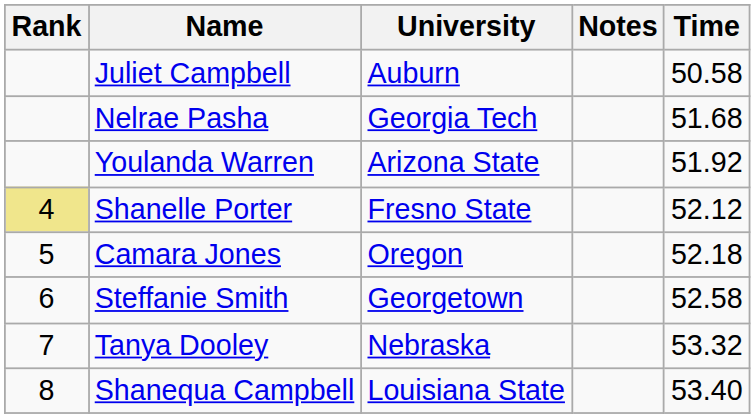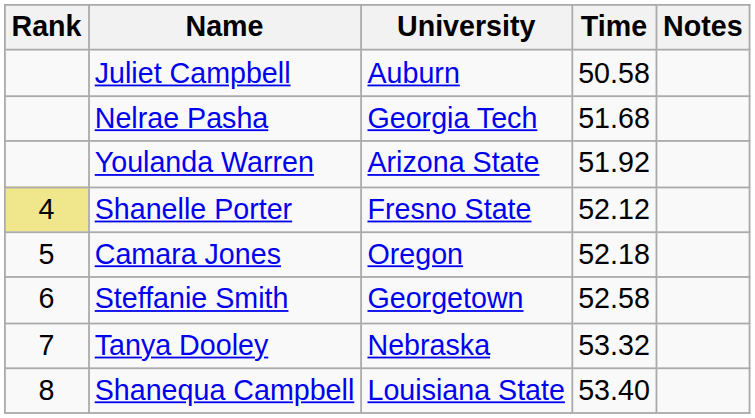columns swapped: (707, 27) <-> (618, 27)
